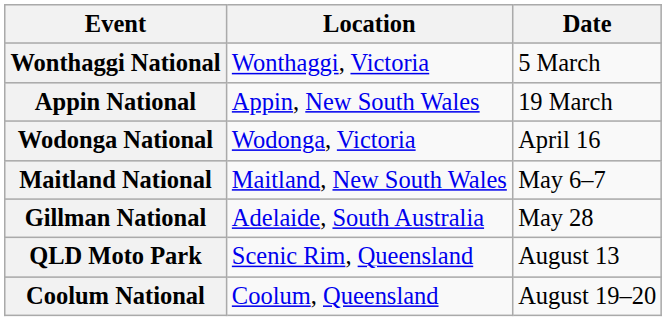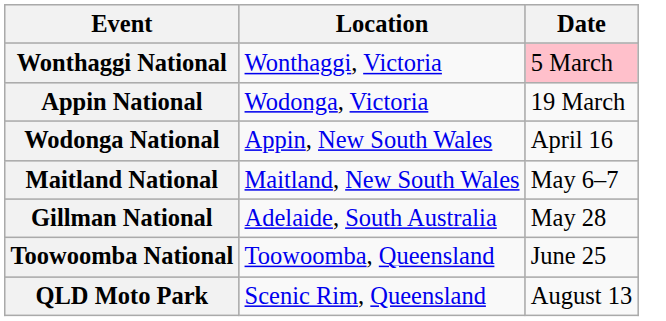(559, 62) no background -> (572, 62) pink background
(356, 101) Appin, New South Wales -> (336, 101) Wodonga, Victoria
(324, 140) Wodonga, Victoria -> (368, 140) Appin, New South Wales
+ row: (122, 256)
- row: (115, 295)
